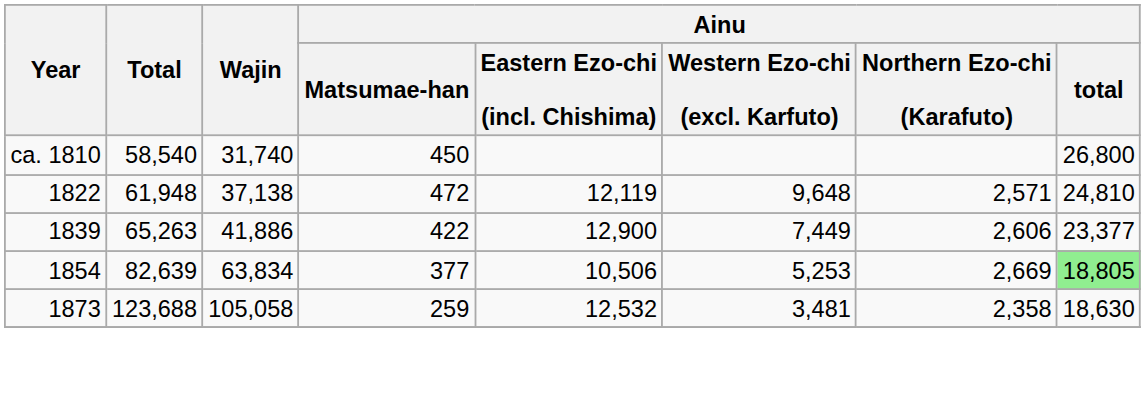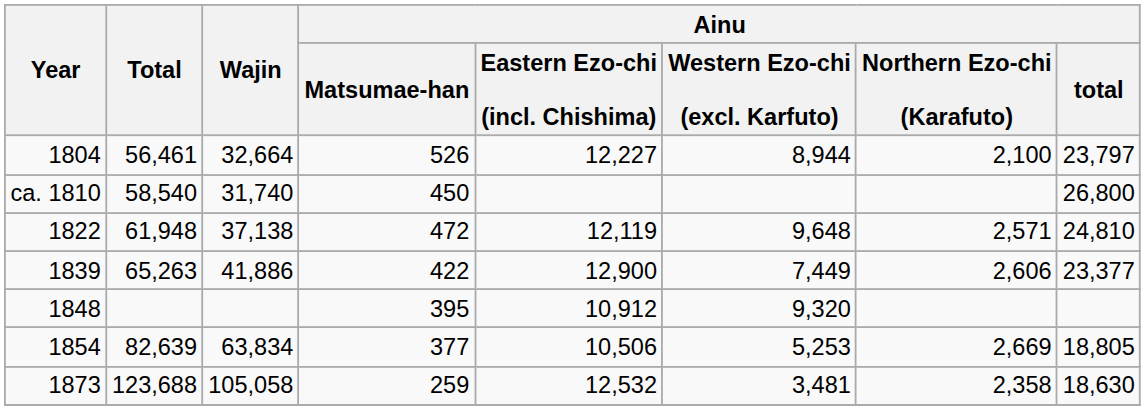+ row: (75, 155)
+ row: (75, 308)
(1099, 270) lightgreen background -> (1099, 347) no background
